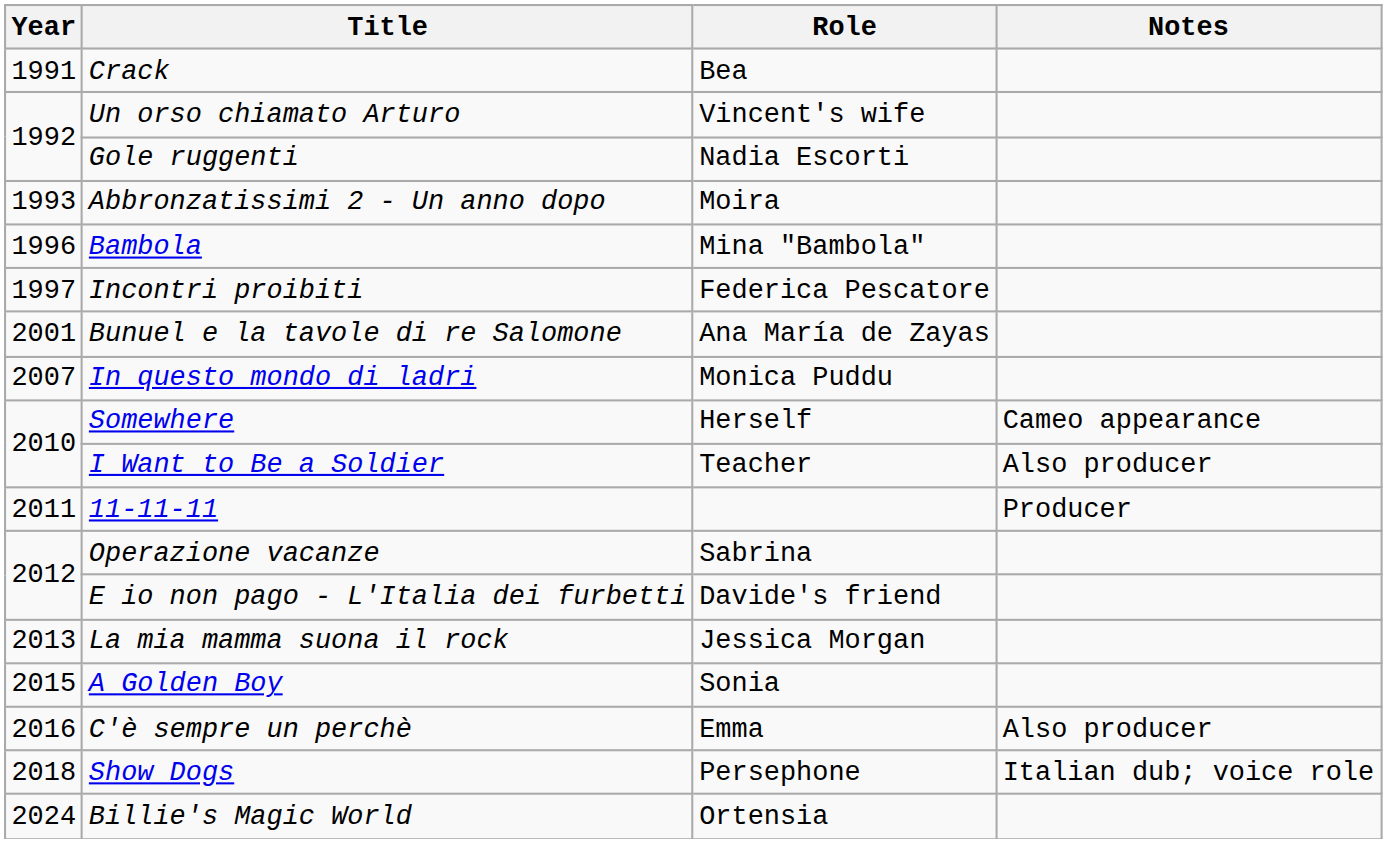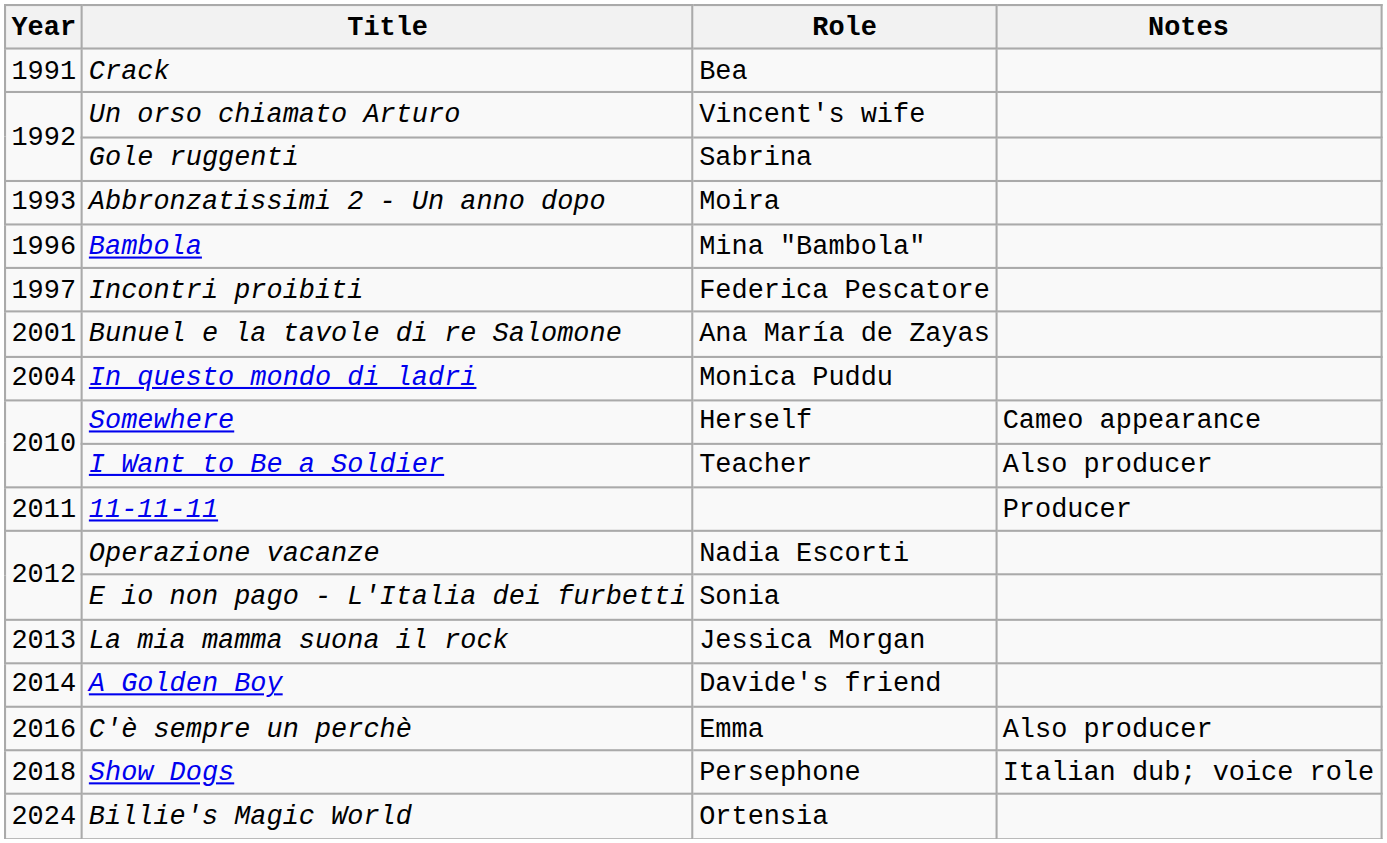(804, 159) Nadia Escorti -> (756, 159) Sabrina
(44, 378) 2007 -> (44, 378) 2004
(756, 553) Sabrina -> (804, 553) Nadia Escorti
(820, 597) Davide's friend -> (740, 597) Sonia
(44, 685) 2015 -> (44, 685) 2014
(740, 685) Sonia -> (820, 685) Davide's friend
